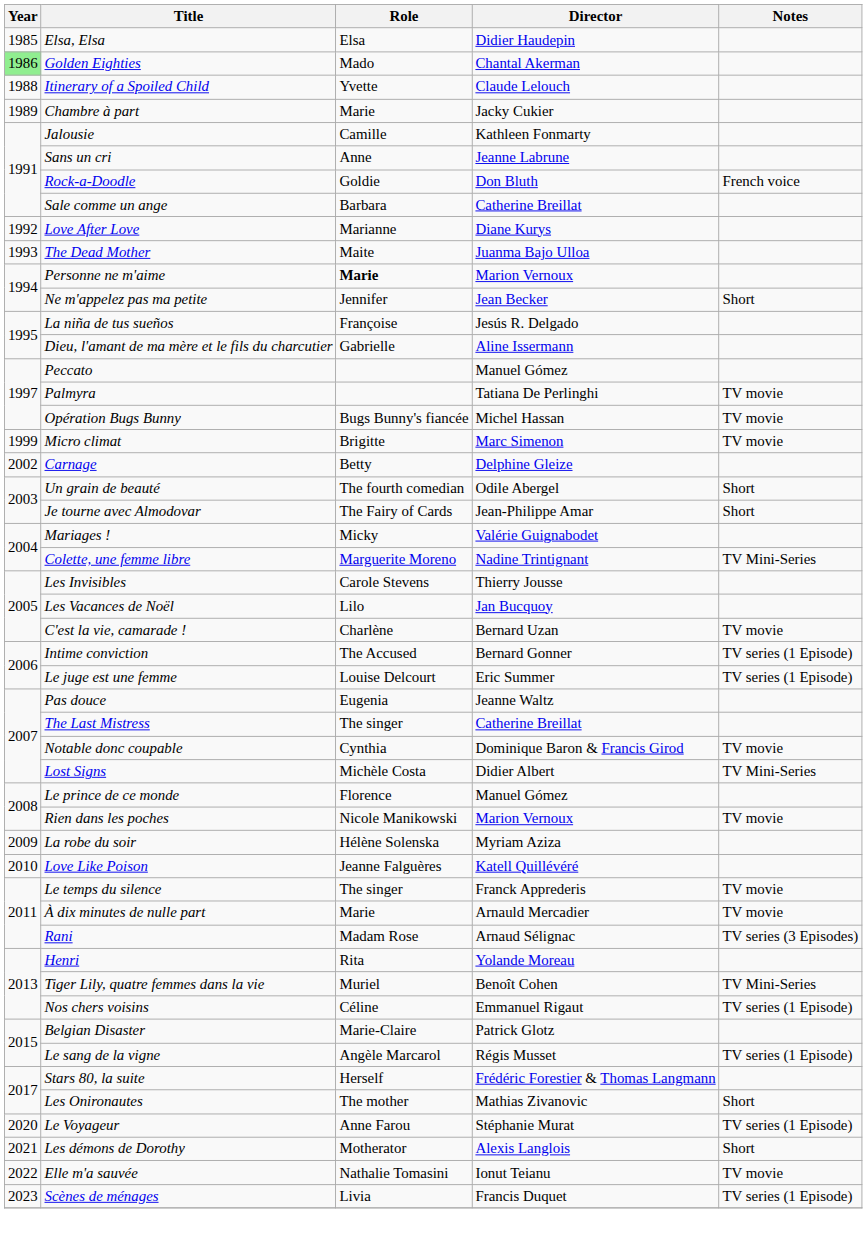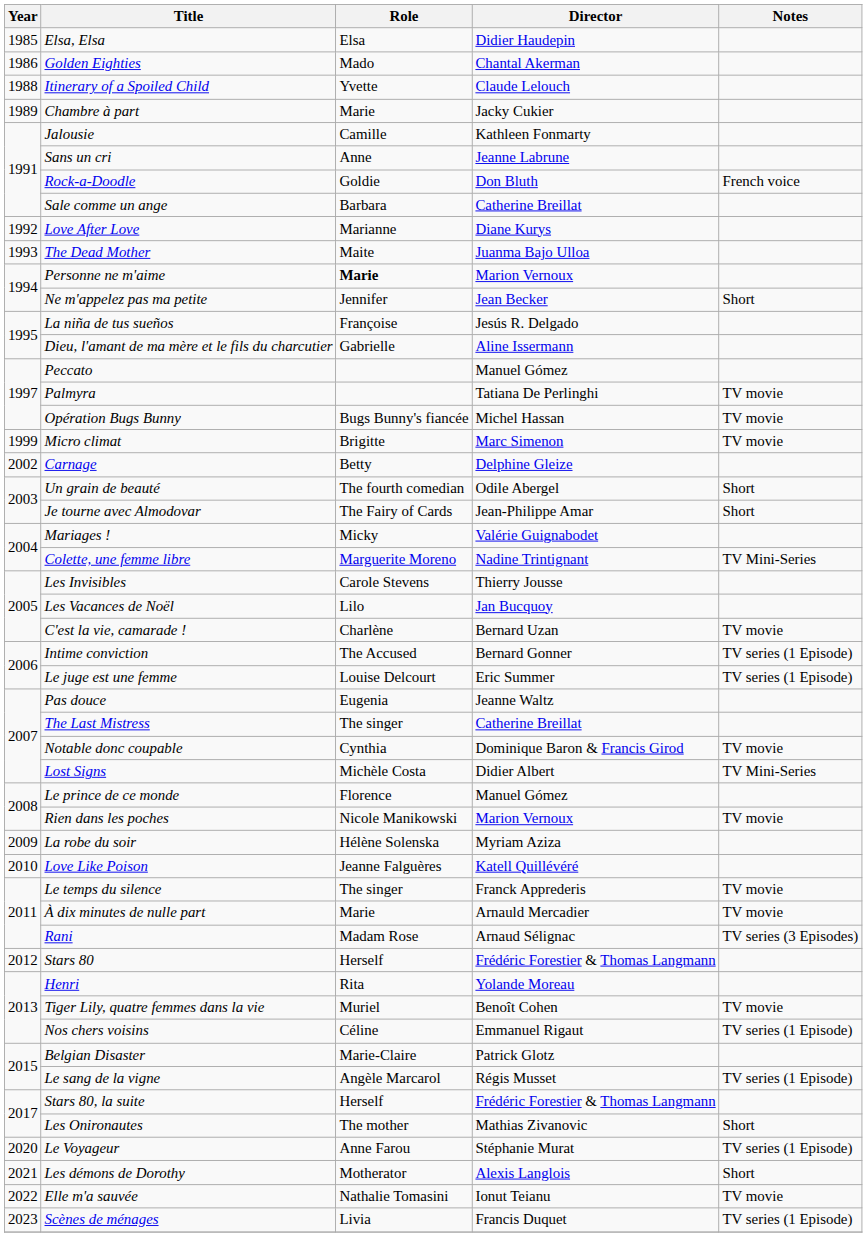(23, 63) lightgreen background -> (23, 63) no background
+ row: (69, 960)
(769, 983) TV Mini-Series -> (753, 1007) TV movie
